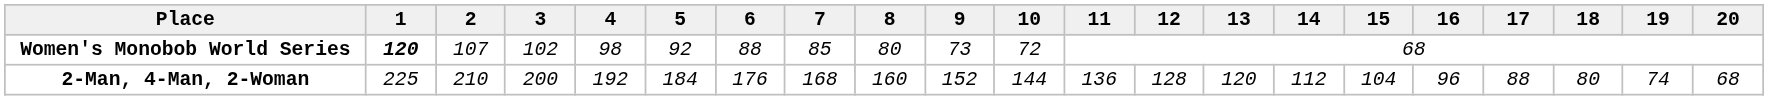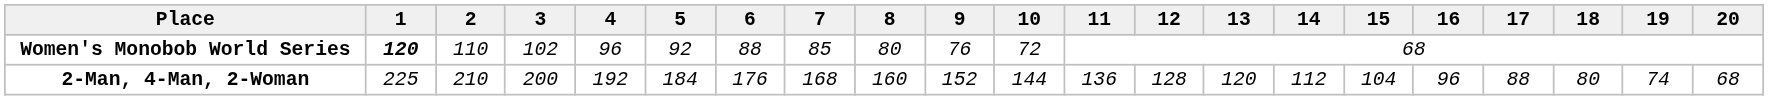(471, 50) 107 -> (471, 50) 110
(610, 50) 98 -> (610, 50) 96
(960, 50) 73 -> (960, 50) 76
